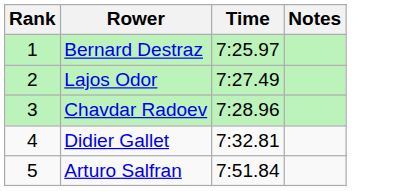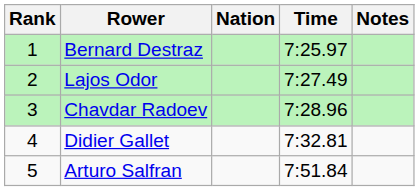+ column: (246, 19)
